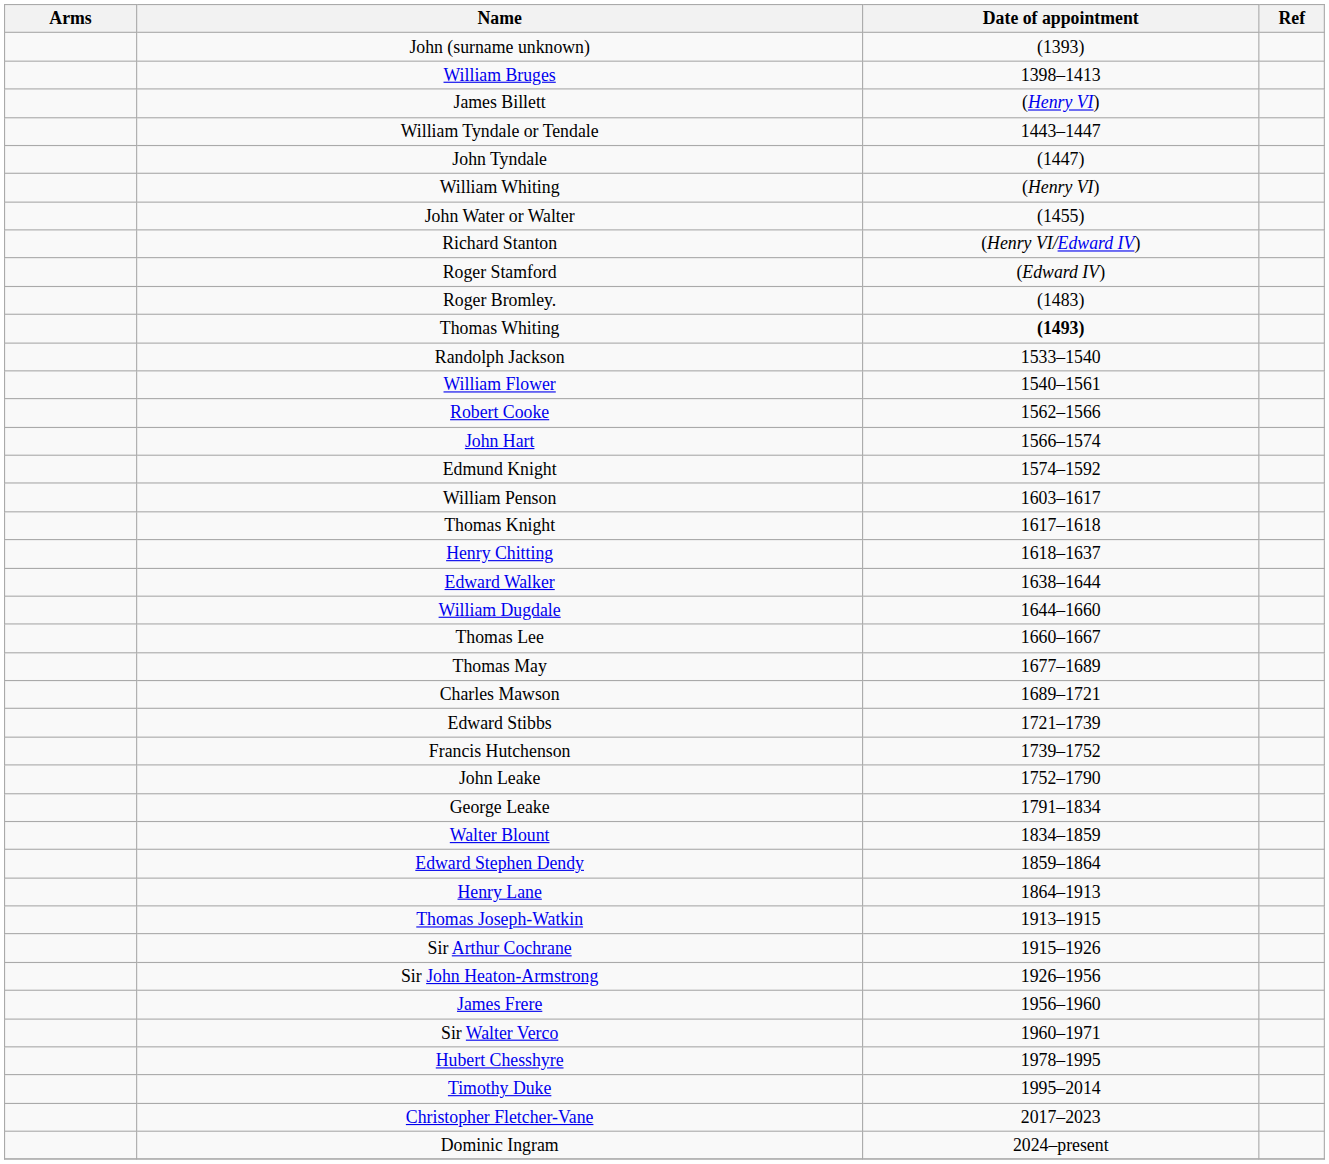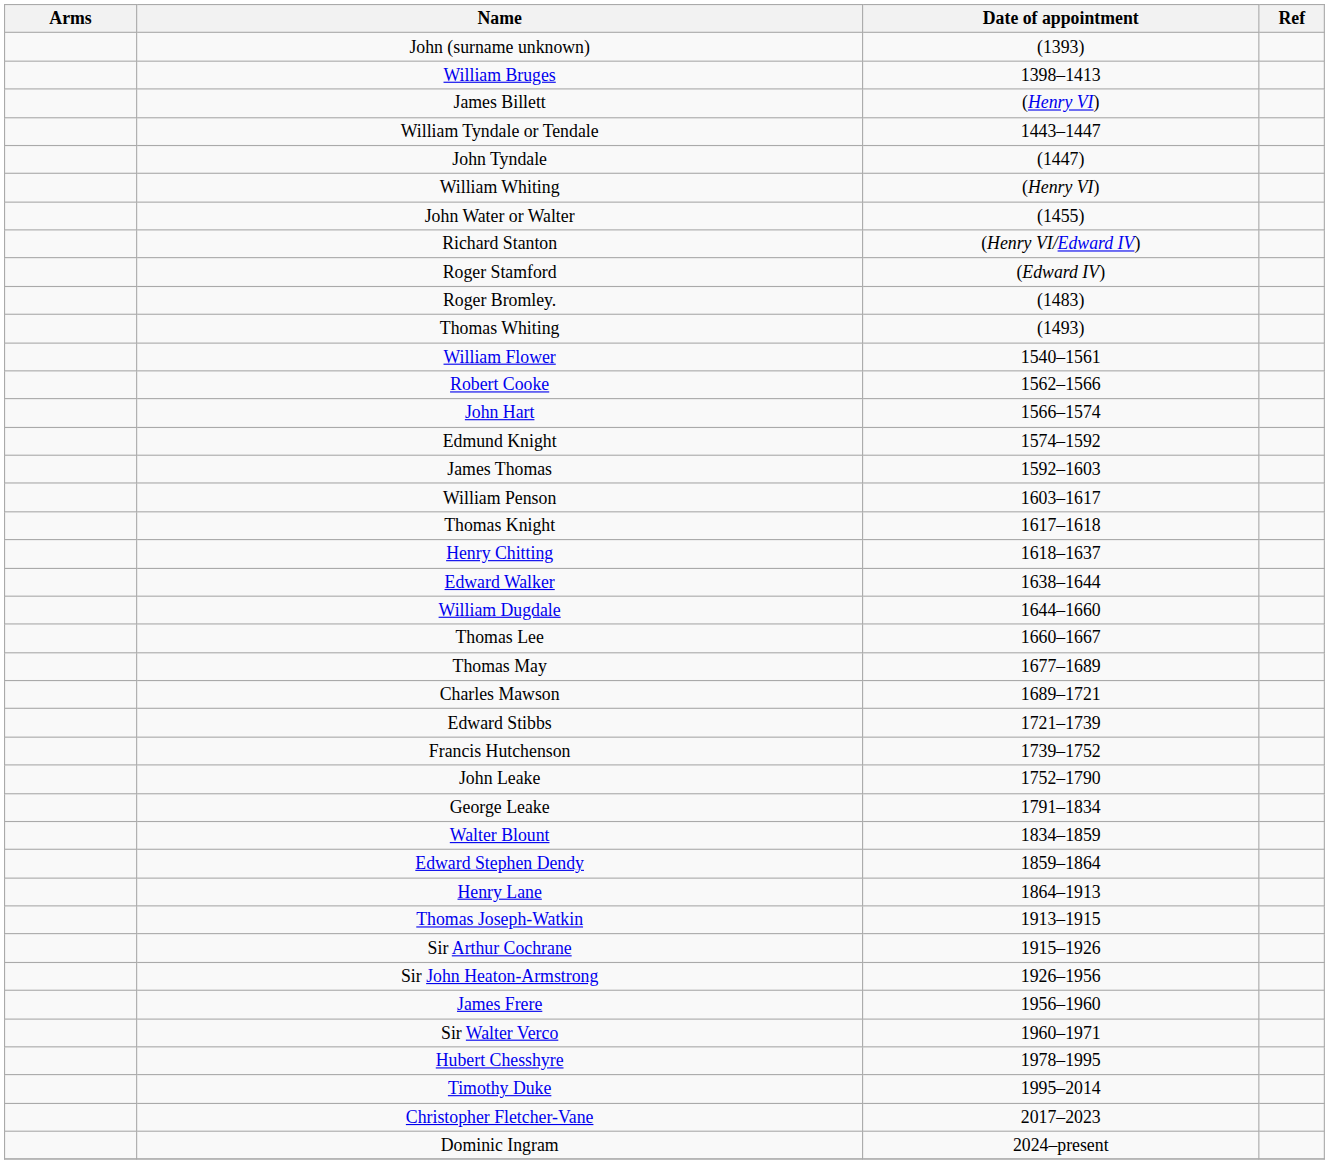(1061, 328) bold -> (1061, 328) normal
- row: (500, 356)
+ row: (500, 469)
